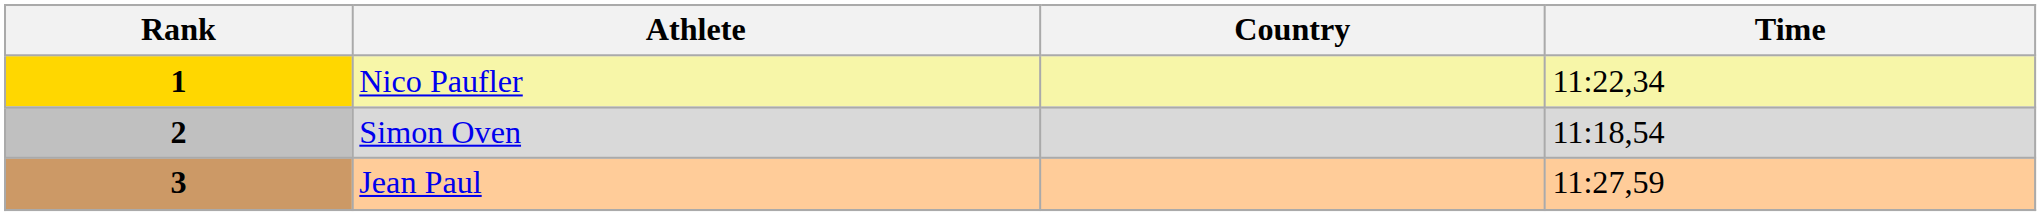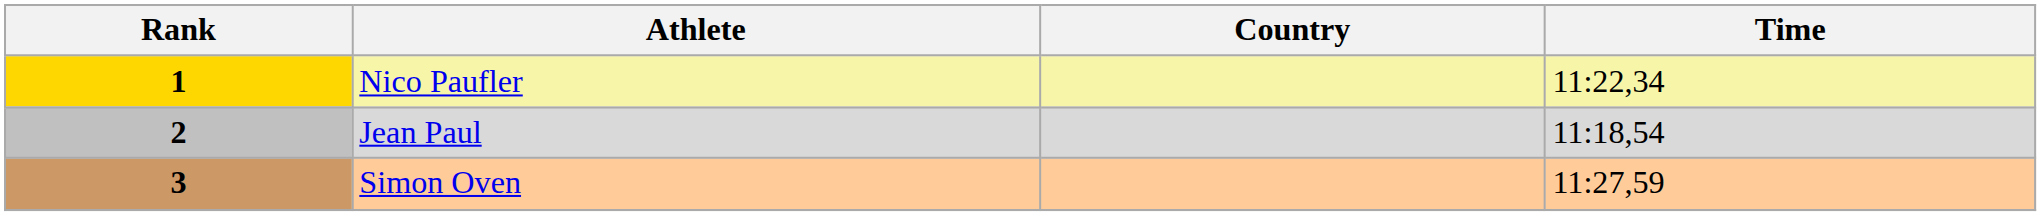(440, 132) Simon Oven -> (421, 132) Jean Paul
(421, 183) Jean Paul -> (440, 183) Simon Oven
